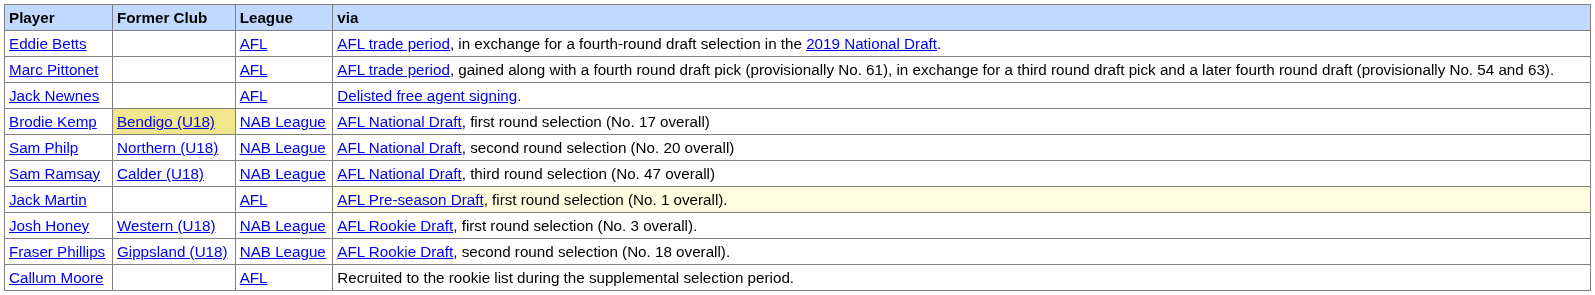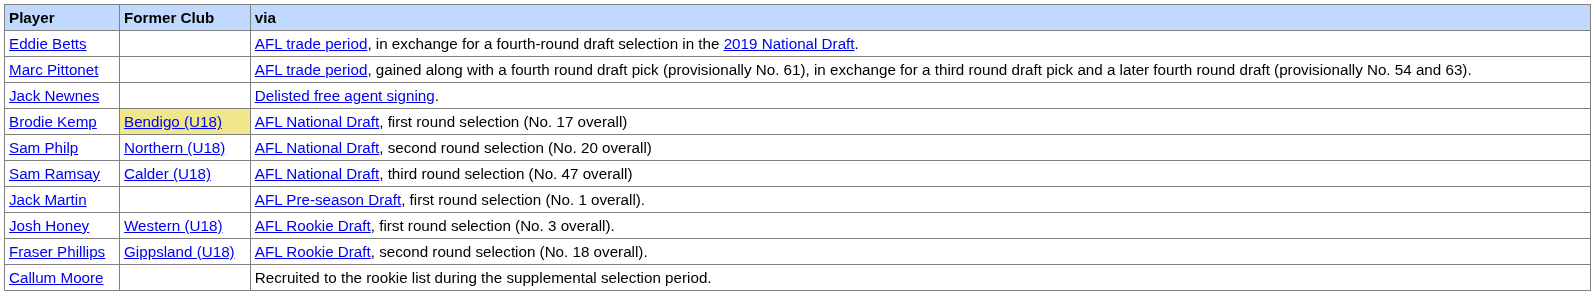- column: (266, 18)
(532, 200) lightyellow background -> (450, 200) no background
